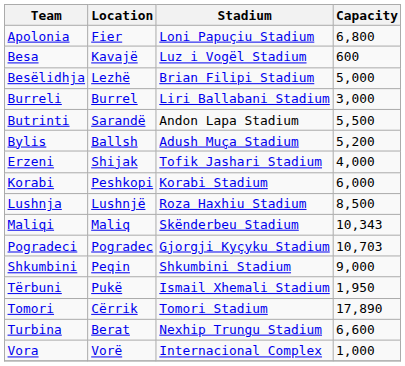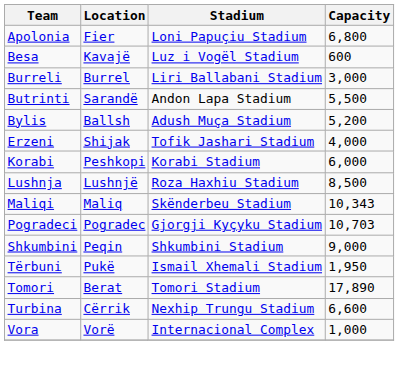- row: (46, 78)
(114, 309) Cërrik -> (103, 288) Berat
(111, 330) Berat -> (107, 309) Cërrik
